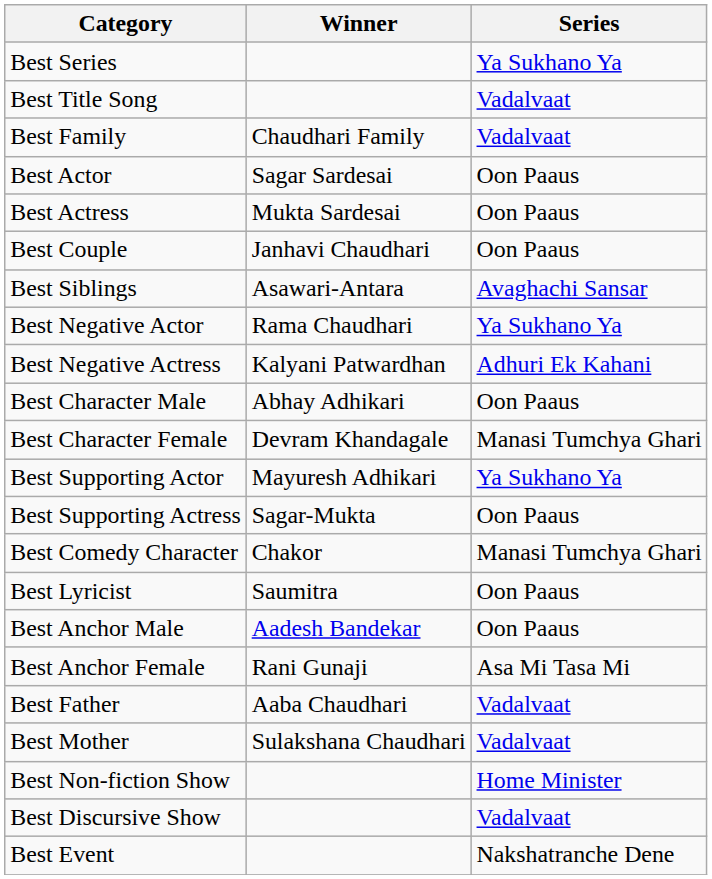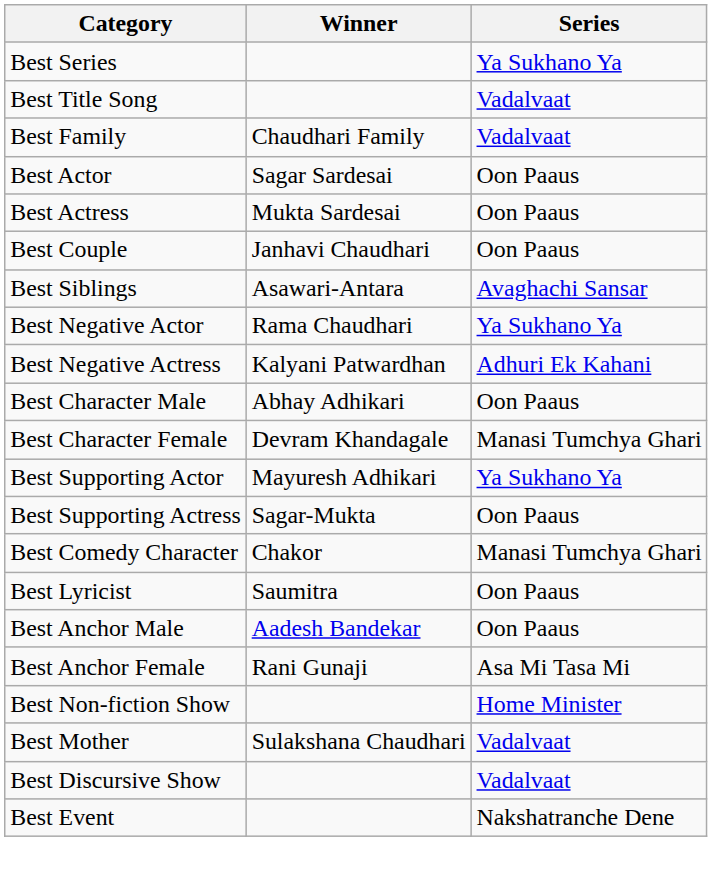- row: (65, 703)
rows swapped: (70, 741) <-> (120, 779)
